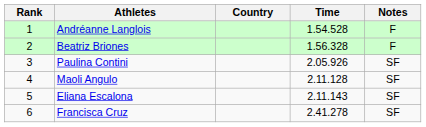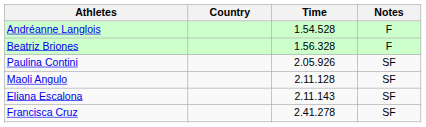- column: (29, 12)
